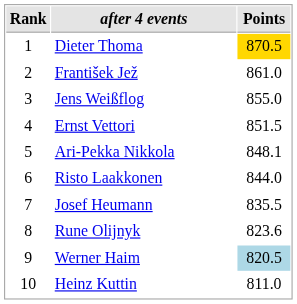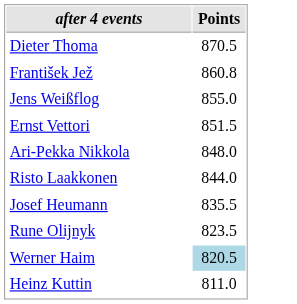- column: (28, 18)
(264, 46) gold background -> (219, 46) no background
(264, 72) 861.0 -> (219, 72) 860.8
(264, 152) 848.1 -> (219, 152) 848.0
(264, 231) 823.6 -> (219, 231) 823.5
